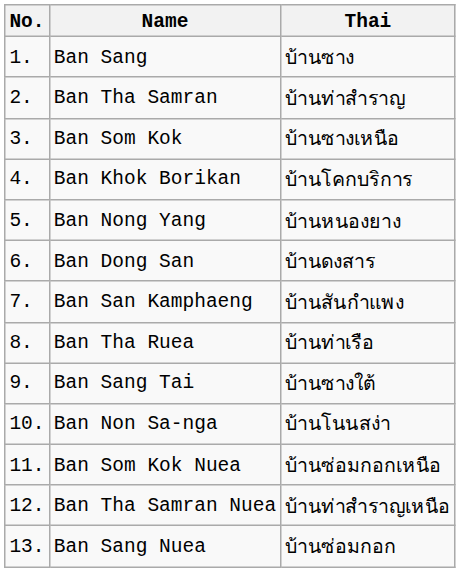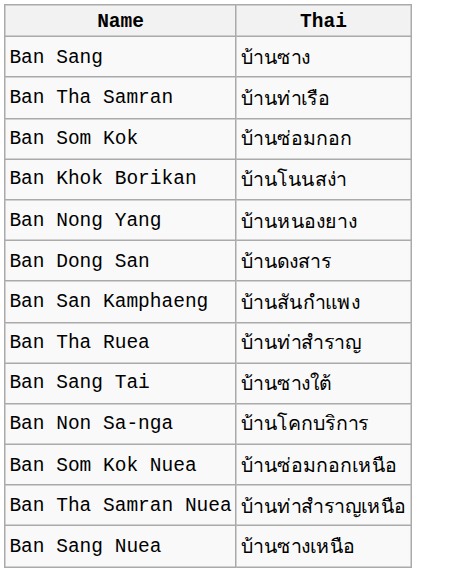- column: (27, 21)
(345, 99) บ้านท่าสำราญ -> (285, 99) บ้านท่าเรือ
(342, 140) บ้านซางเหนือ -> (297, 140) บ้านซ่อมกอก
(349, 181) บ้านโคกบริการ -> (294, 181) บ้านโนนสง่า
(330, 344) บ้านท่าเรือ -> (301, 344) บ้านท่าสำราญ
(338, 425) บ้านโนนสง่า -> (305, 425) บ้านโคกบริการ
(341, 548) บ้านซ่อมกอก -> (298, 548) บ้านซางเหนือ
